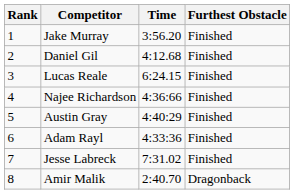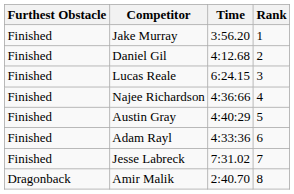columns swapped: (23, 14) <-> (237, 14)
